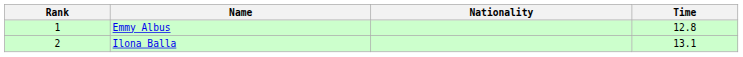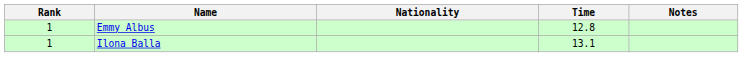+ column: (683, 12)
(57, 44) 2 -> (49, 44) 1
